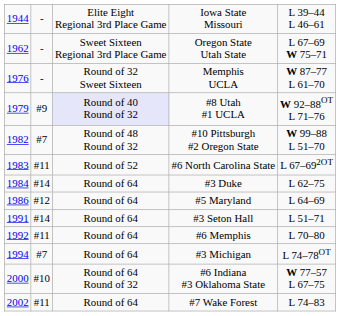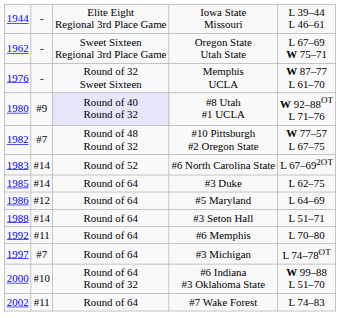(18, 109) 1979 -> (18, 109) 1980
(307, 140) W 99–88 L 51–70 -> (307, 140) W 77–57 L 67–75
(42, 165) #11 -> (42, 165) #14
(18, 183) 1984 -> (18, 183) 1985
(18, 218) 1991 -> (18, 218) 1988
(18, 254) 1994 -> (18, 254) 1997
(307, 279) W 77–57 L 67–75 -> (307, 279) W 99–88 L 51–70
